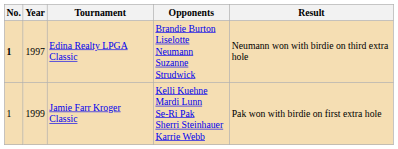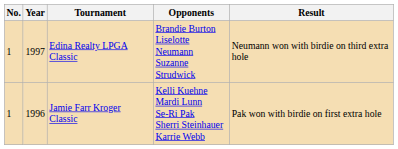(9, 51) bold -> (9, 51) normal
(35, 113) 1999 -> (35, 113) 1996
